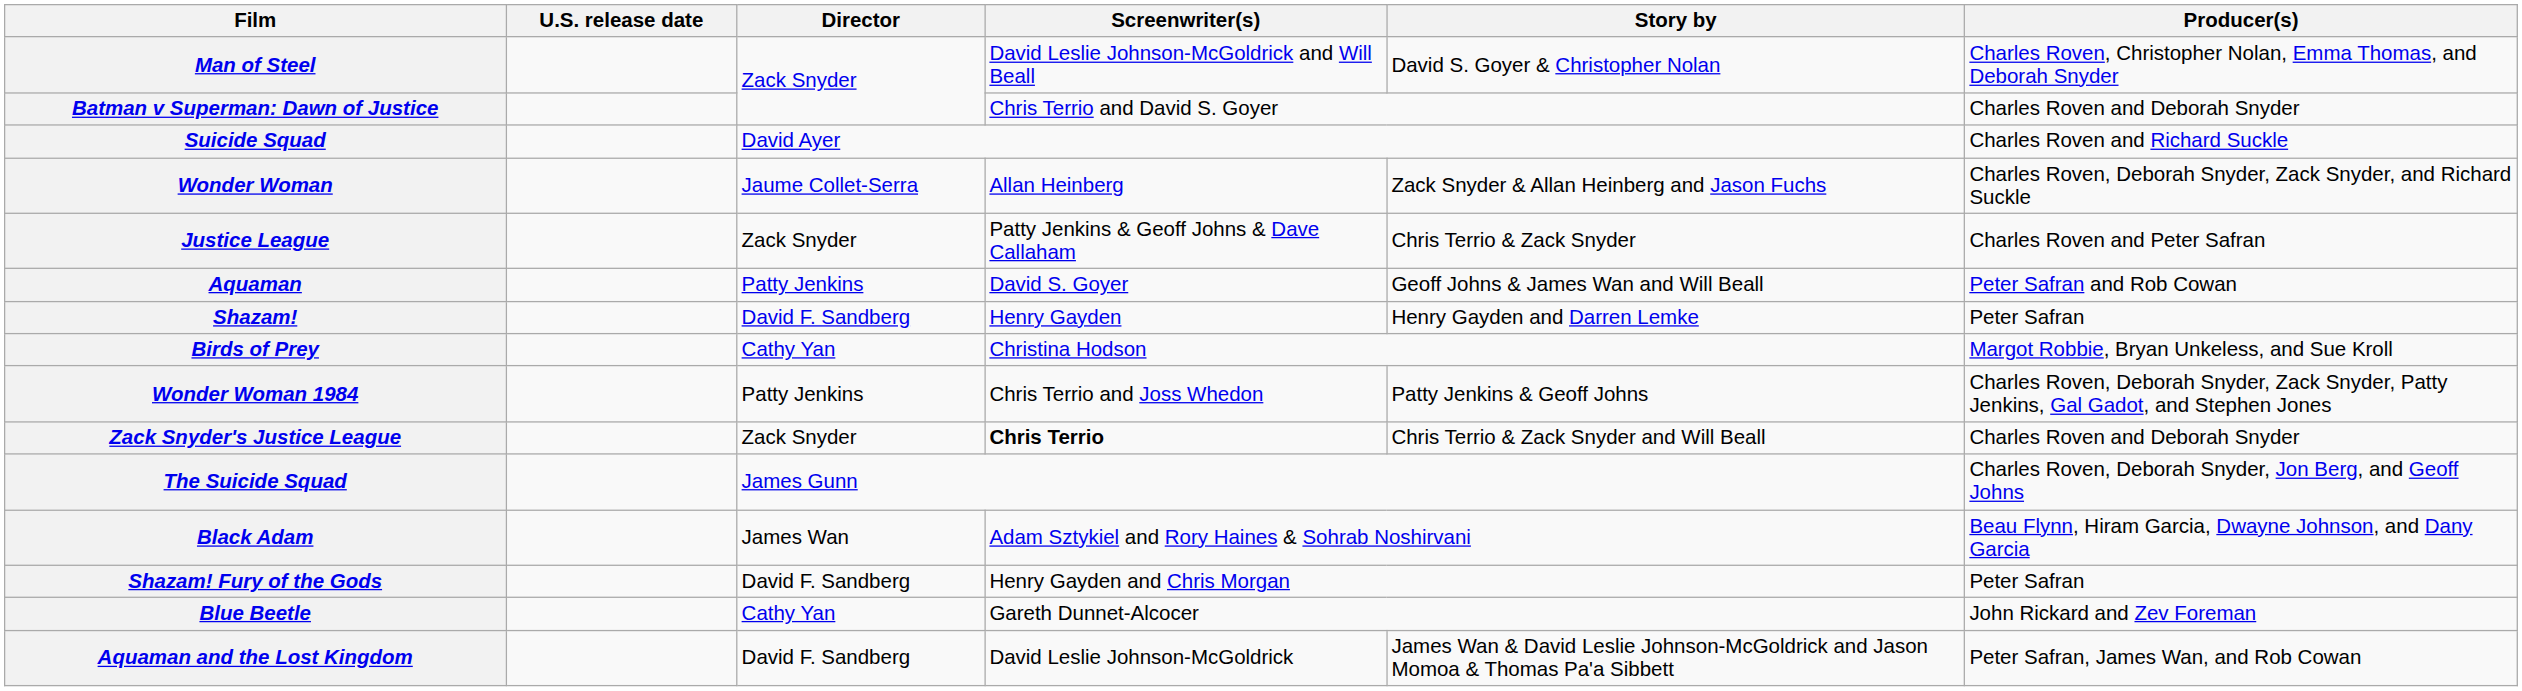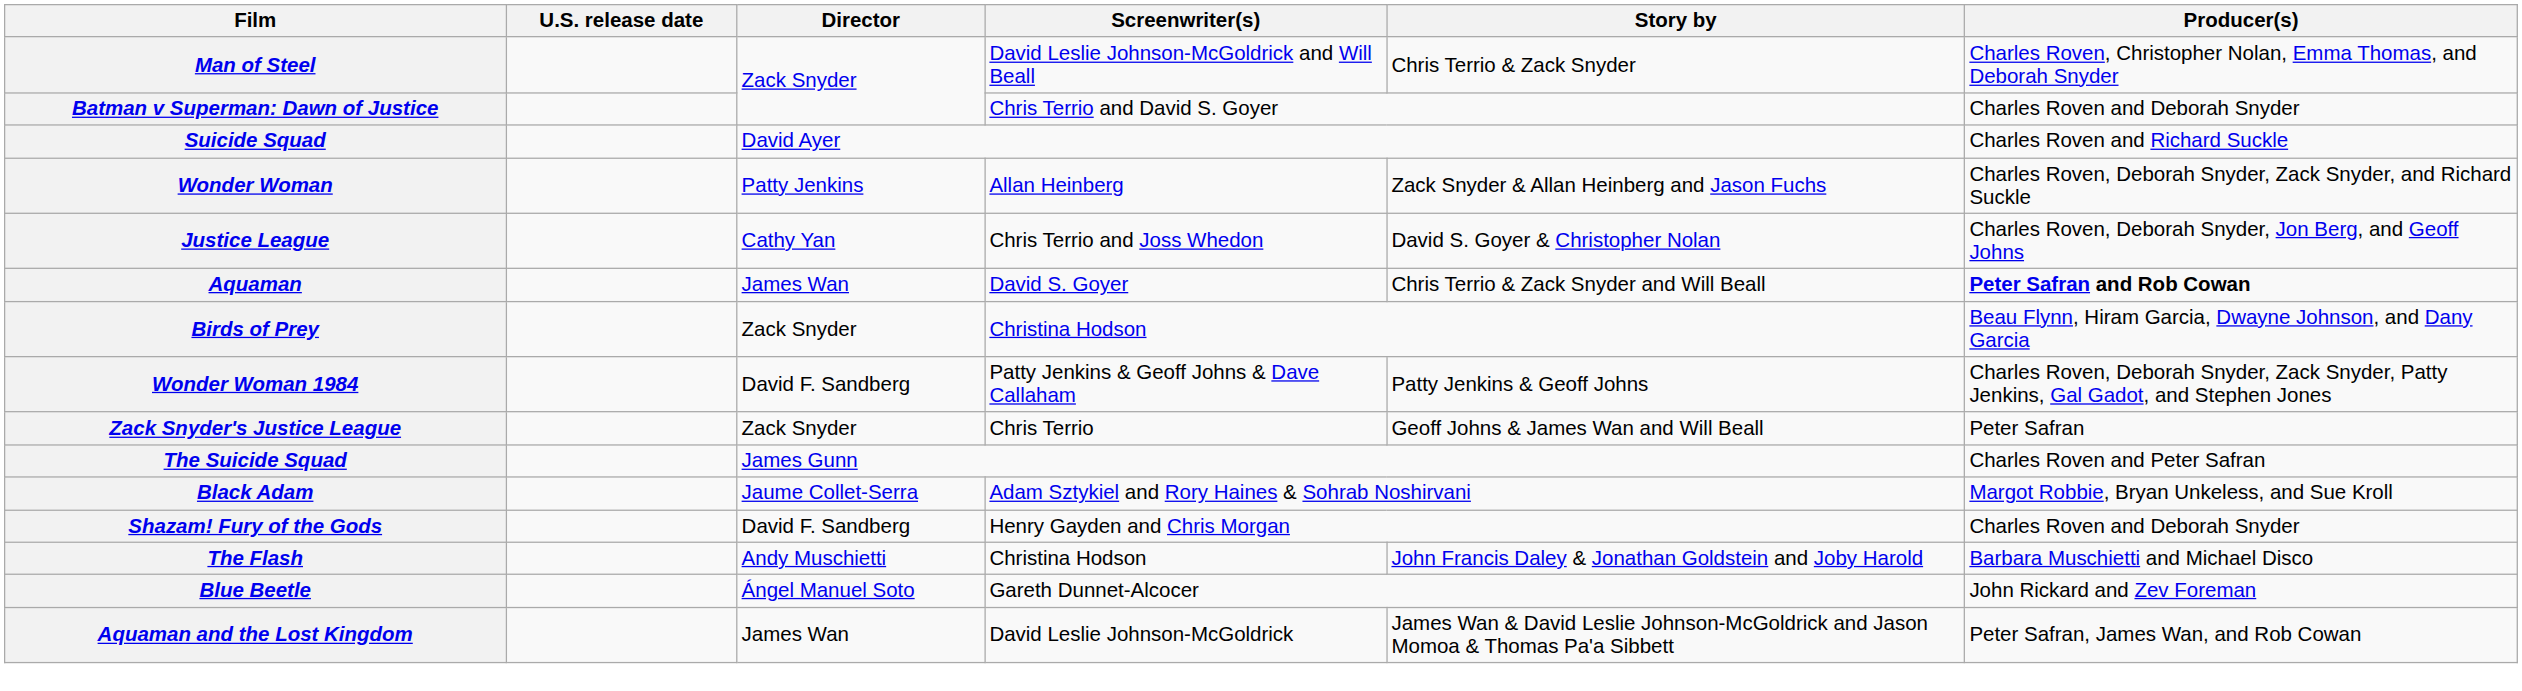(1556, 64) David S. Goyer & Christopher Nolan -> (1514, 64) Chris Terrio & Zack Snyder
(830, 185) Jaume Collet-Serra -> (802, 185) Patty Jenkins
(799, 240) Zack Snyder -> (788, 240) Cathy Yan
(1154, 240) Patty Jenkins & Geoff Johns & Dave Callaham -> (1126, 240) Chris Terrio and Joss Whedon
(1514, 240) Chris Terrio & Zack Snyder -> (1556, 240) David S. Goyer & Christopher Nolan
(2117, 240) Charles Roven and Peter Safran -> (2214, 240) Charles Roven, Deborah Snyder, Jon Berg, and Geoff Johns
(802, 284) Patty Jenkins -> (795, 284) James Wan
(1578, 284) Geoff Johns & James Wan and Will Beall -> (1578, 284) Chris Terrio & Zack Snyder and Will Beall
(2103, 284) normal -> (2110, 284) bold
- row: (255, 317)
(788, 349) Cathy Yan -> (799, 328) Zack Snyder
(2181, 349) Margot Robbie, Bryan Unkeless, and Sue Kroll -> (2221, 328) Beau Flynn, Hiram Garcia, Dwayne Johnson, and Dany Garcia
(802, 393) Patty Jenkins -> (826, 384) David F. Sandberg
(1126, 393) Chris Terrio and Joss Whedon -> (1154, 384) Patty Jenkins & Geoff Johns & Dave Callaham
(1047, 437) bold -> (1042, 428) normal
(1578, 437) Chris Terrio & Zack Snyder and Will Beall -> (1578, 428) Geoff Johns & James Wan and Will Beall
(2134, 437) Charles Roven and Deborah Snyder -> (2027, 428) Peter Safran
(2214, 481) Charles Roven, Deborah Snyder, Jon Berg, and Geoff Johns -> (2117, 460) Charles Roven and Peter Safran
(795, 537) James Wan -> (830, 493) Jaume Collet-Serra
(2221, 537) Beau Flynn, Hiram Garcia, Dwayne Johnson, and Dany Garcia -> (2181, 493) Margot Robbie, Bryan Unkeless, and Sue Kroll
(2027, 581) Peter Safran -> (2134, 525) Charles Roven and Deborah Snyder
+ row: (255, 558)
(788, 613) Cathy Yan -> (828, 590) Ángel Manuel Soto
(826, 657) David F. Sandberg -> (795, 634) James Wan
